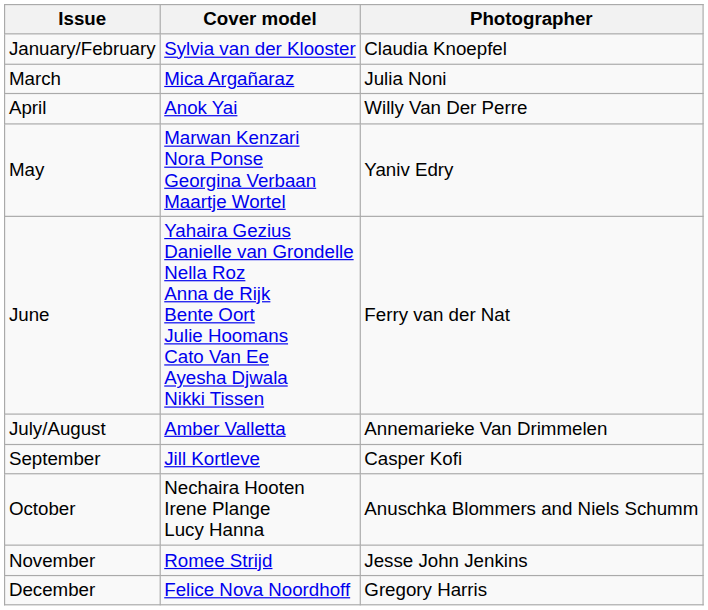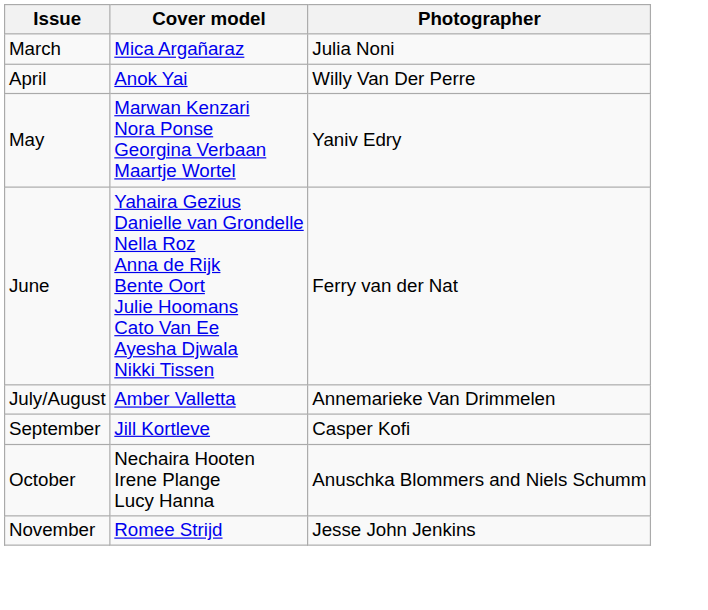- row: (82, 49)
- row: (52, 590)
